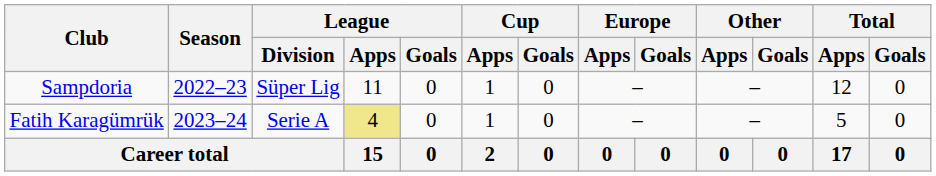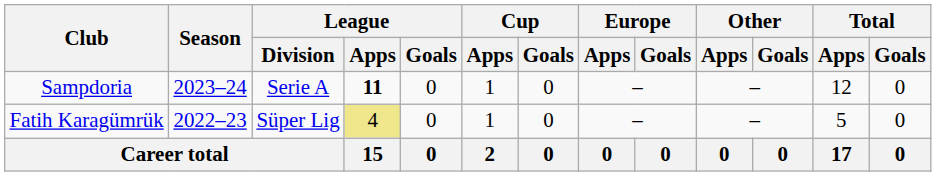(210, 87) 2022–23 -> (210, 87) 2023–24
(298, 87) Süper Lig -> (298, 87) Serie A
(373, 87) normal -> (373, 87) bold
(210, 120) 2023–24 -> (210, 120) 2022–23
(298, 120) Serie A -> (298, 120) Süper Lig
